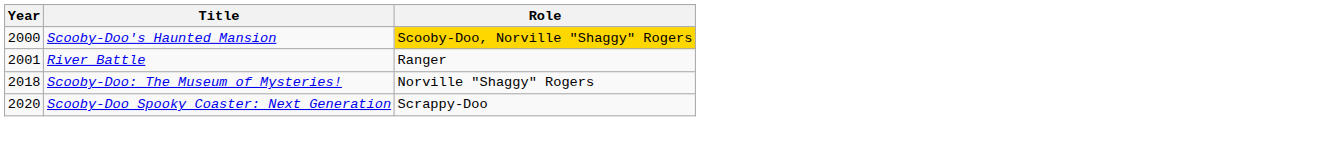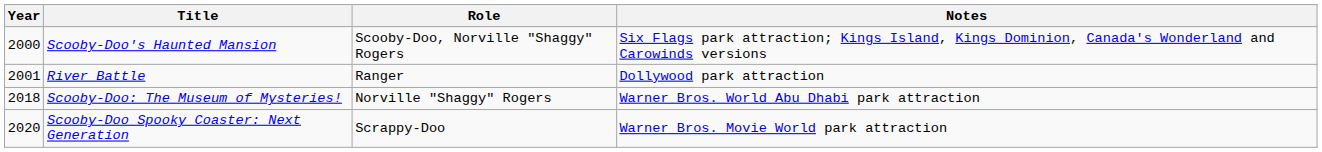+ column: (967, 16)
(545, 38) gold background -> (474, 46) no background
